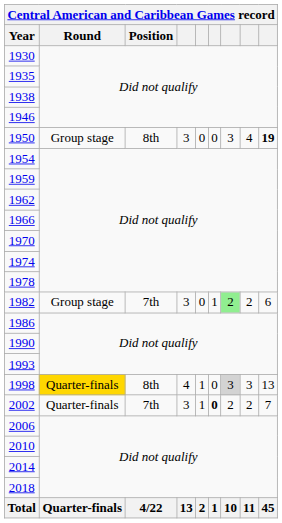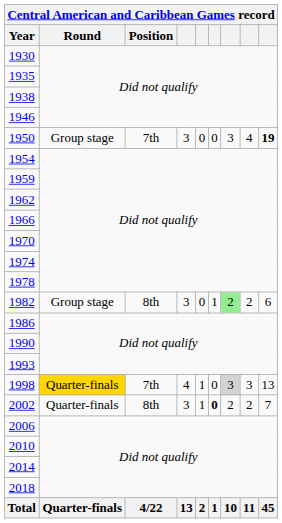(151, 138) 8th -> (151, 138) 7th
(151, 302) 7th -> (151, 302) 8th
(151, 384) 8th -> (151, 384) 7th
(151, 405) 7th -> (151, 405) 8th
